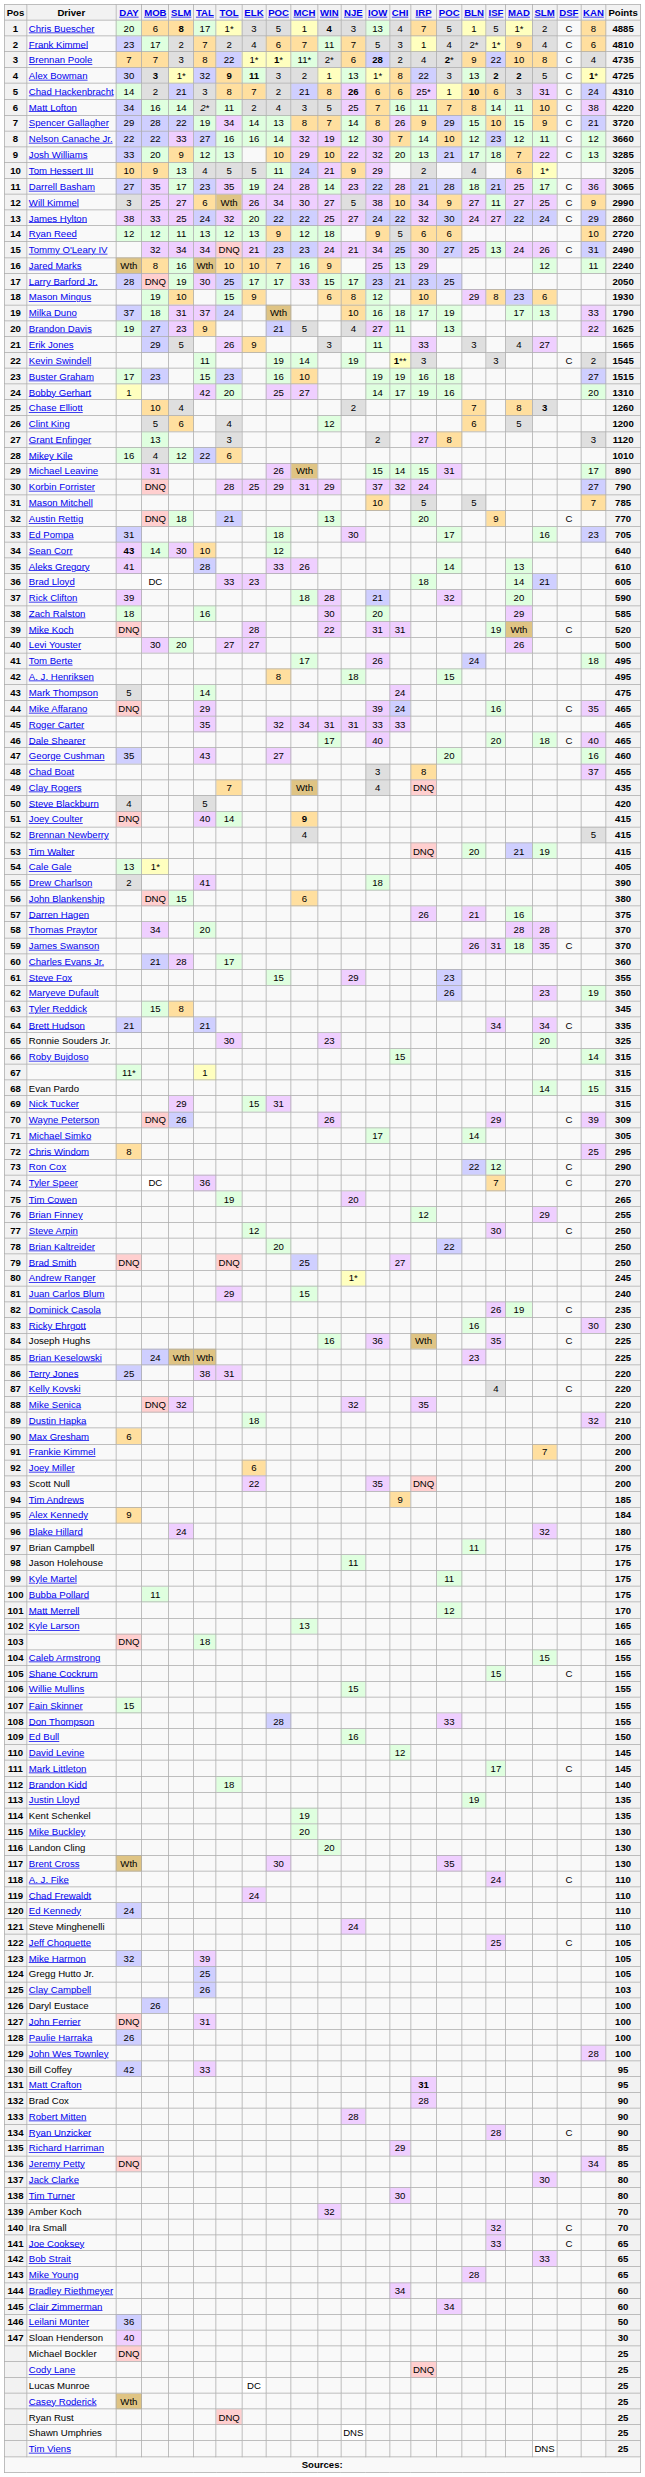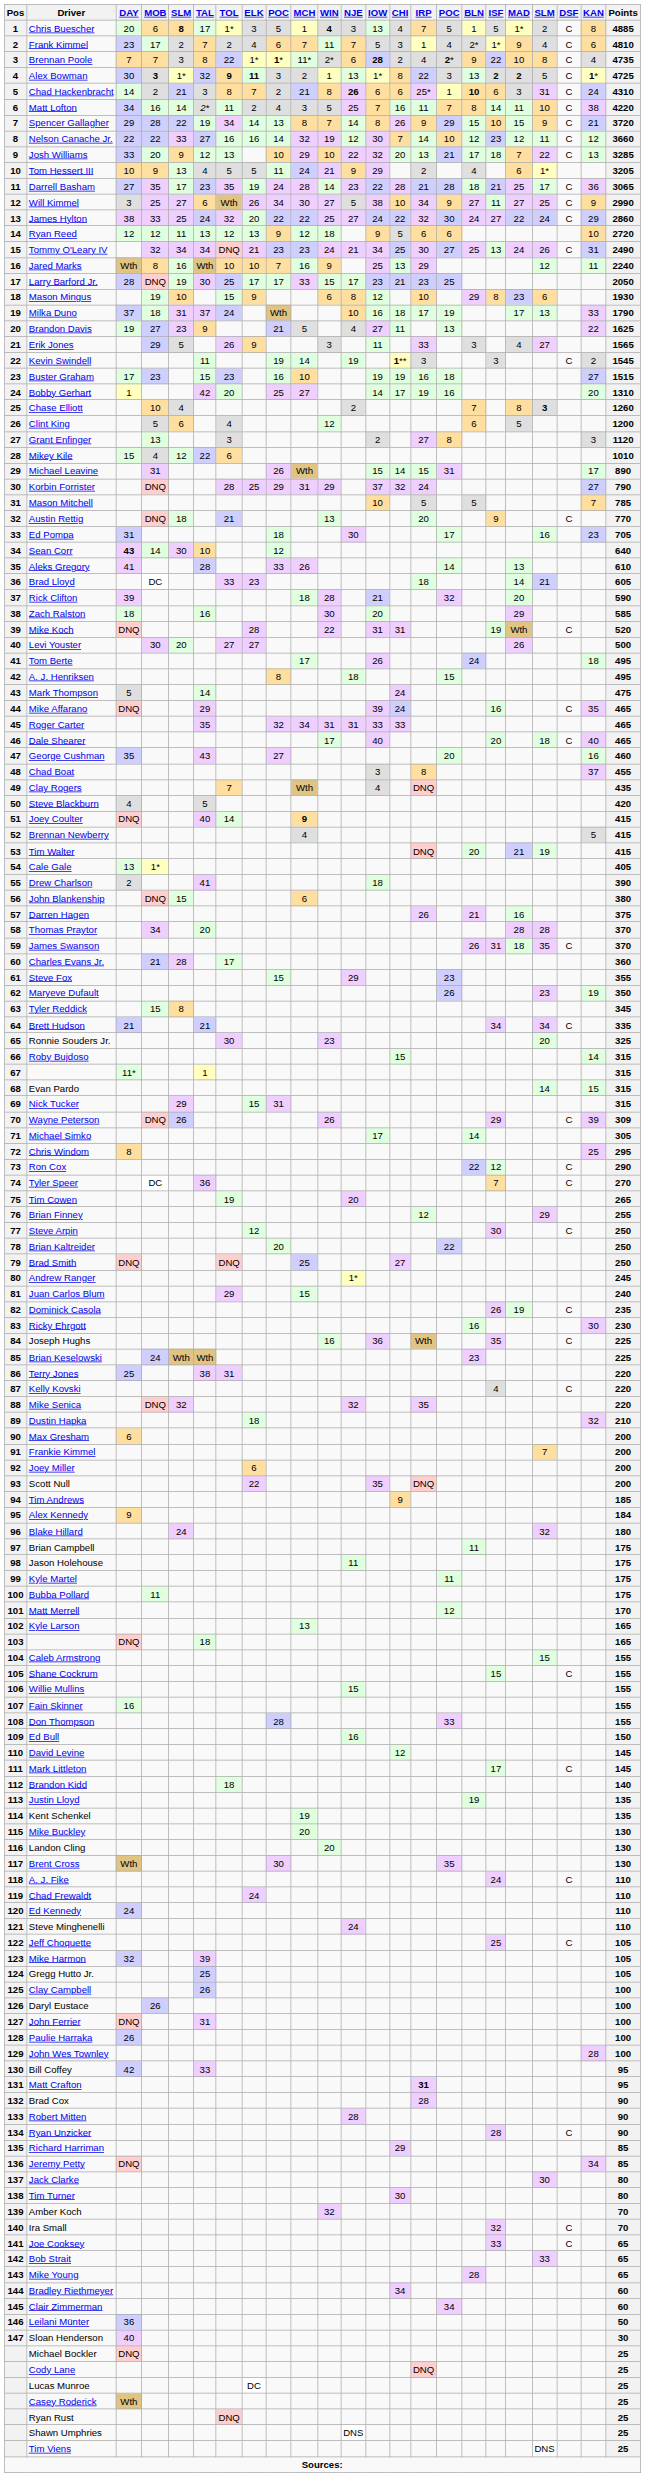(129, 455) 16 -> (129, 455) 15
(129, 1705) 15 -> (129, 1705) 16
(623, 1990) 103 -> (623, 1990) 100
